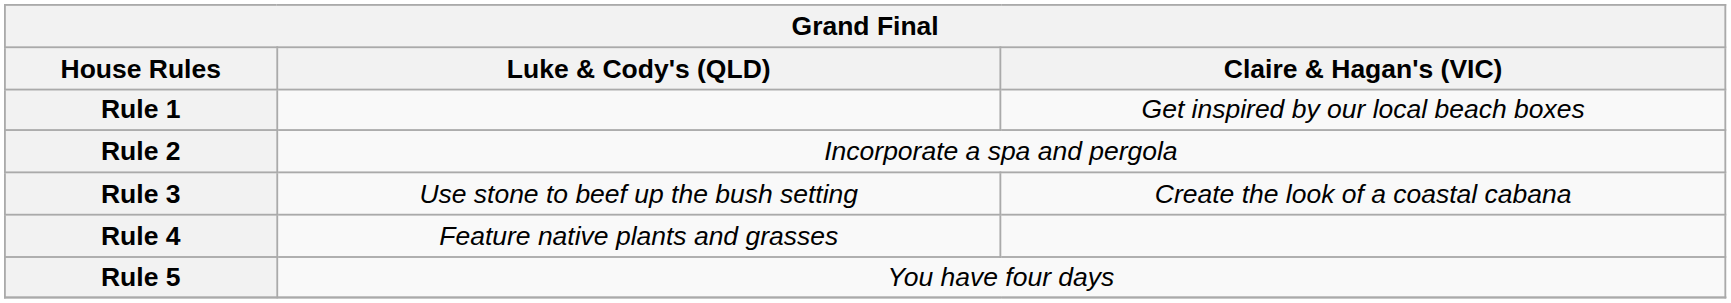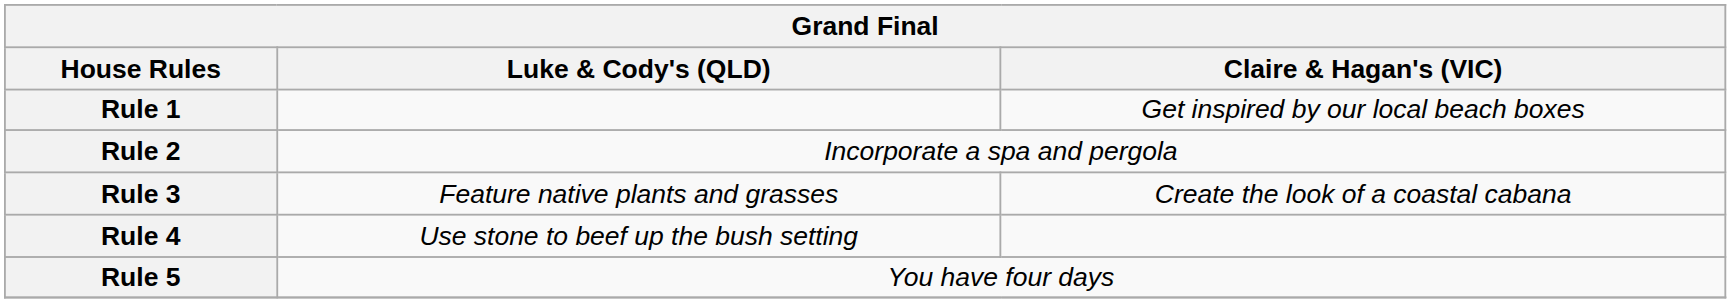(639, 194) Use stone to beef up the bush setting -> (639, 194) Feature native plants and grasses
(639, 236) Feature native plants and grasses -> (639, 236) Use stone to beef up the bush setting
